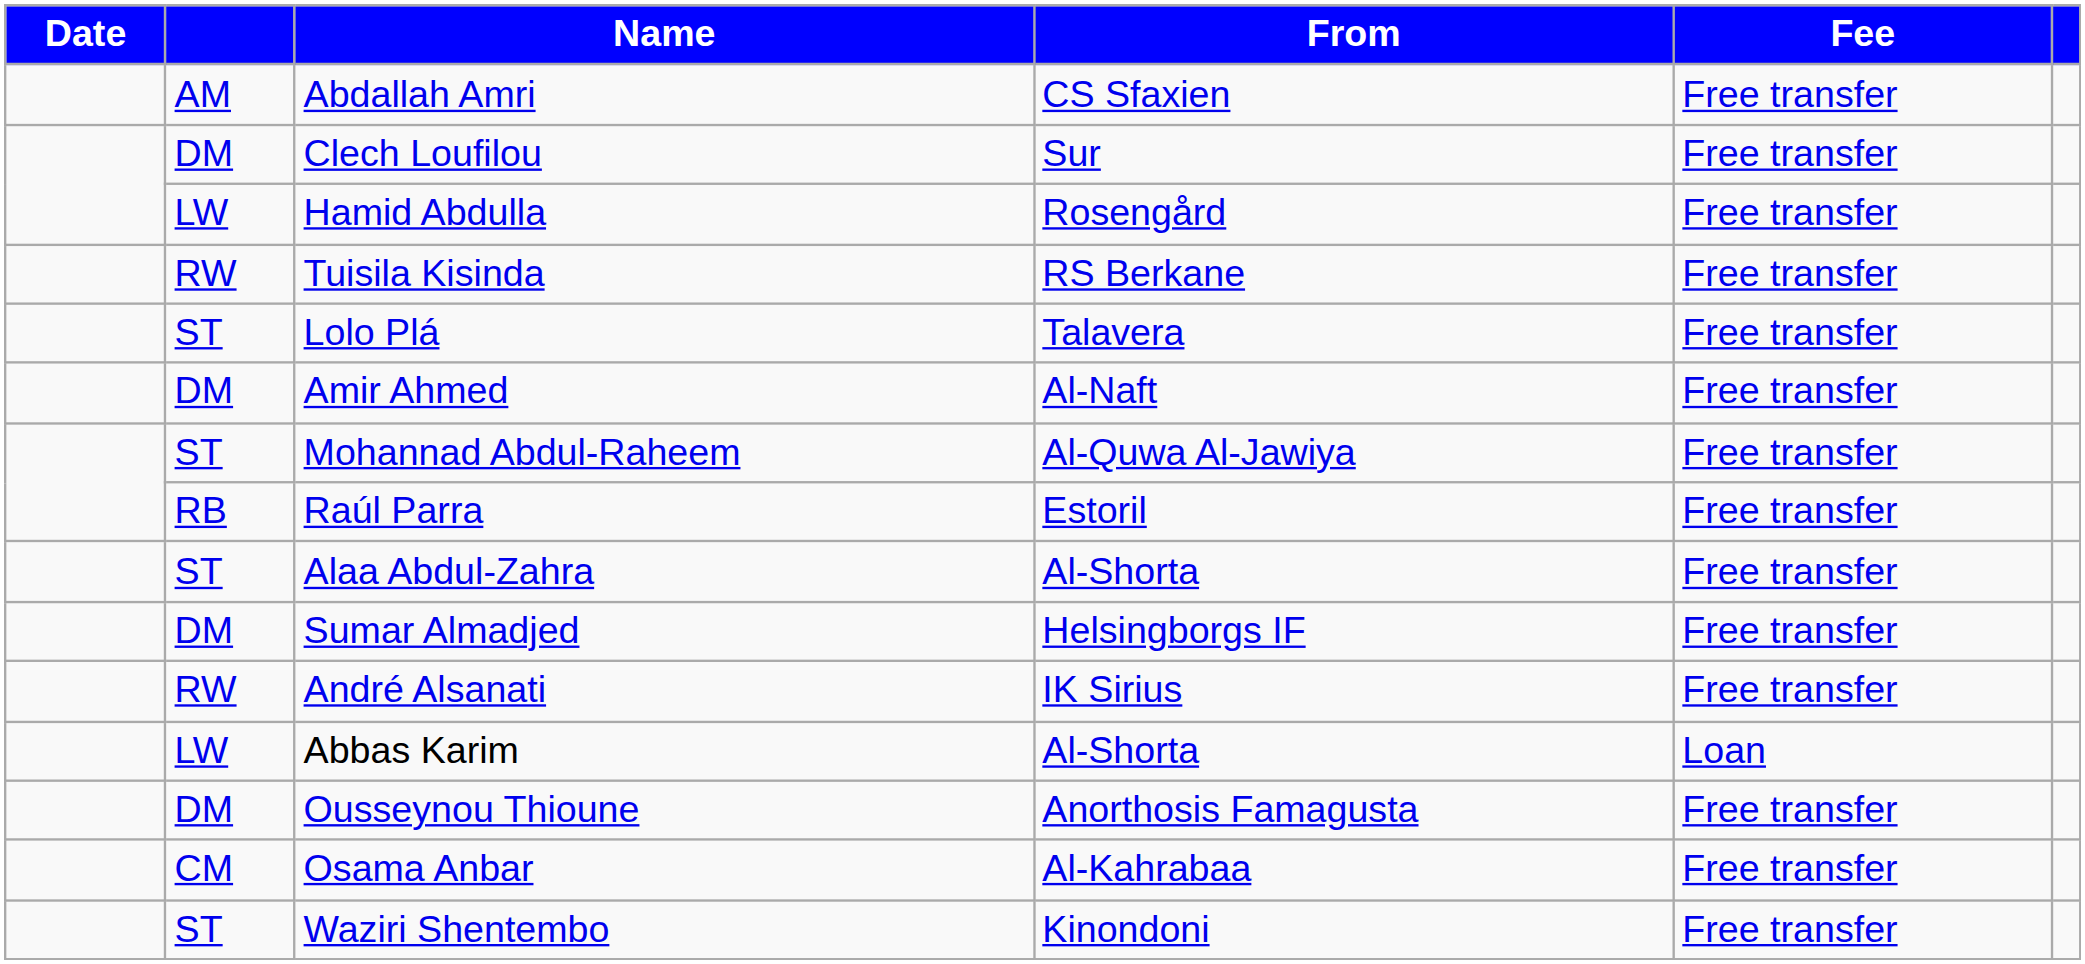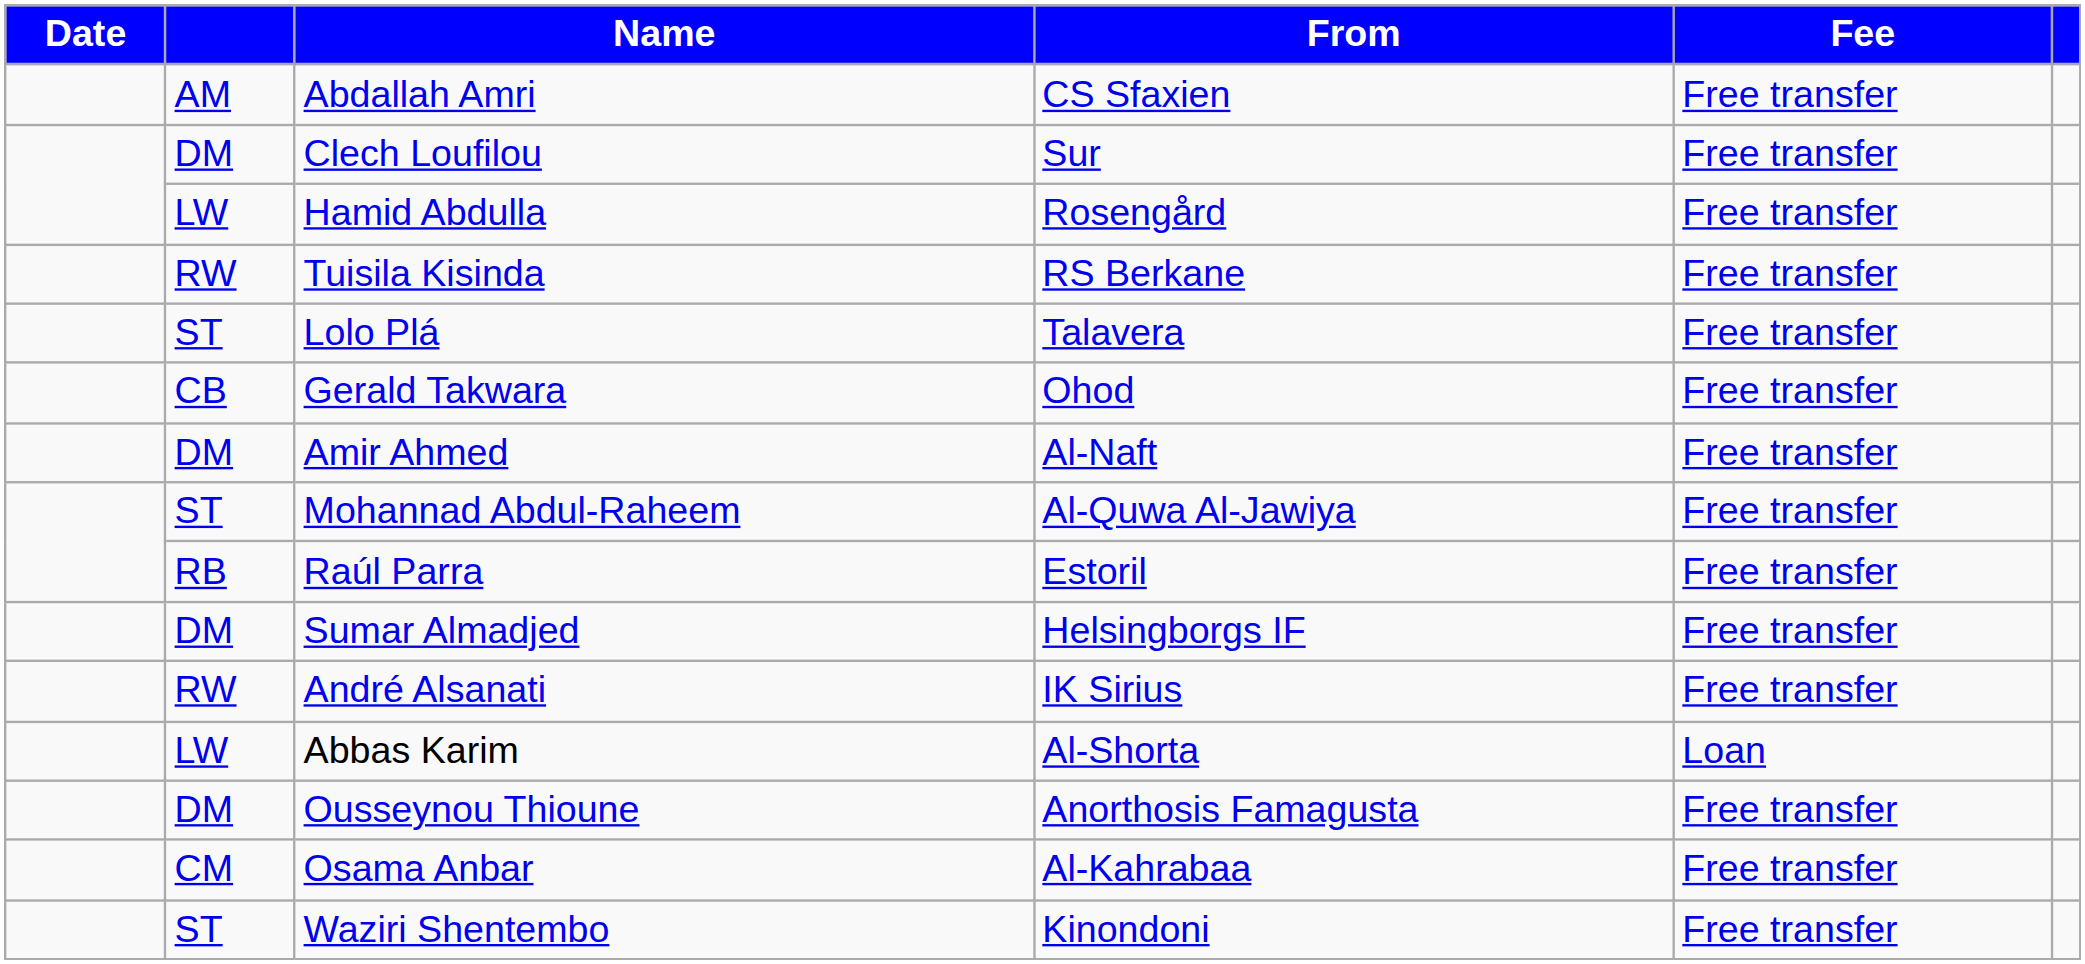+ row: (435, 392)
- row: (449, 570)
